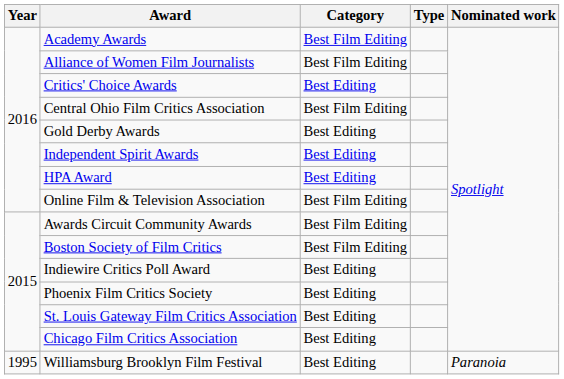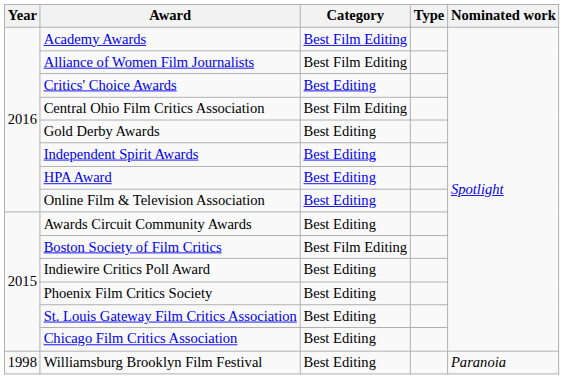(355, 200) Best Film Editing -> (340, 200) Best Editing
(355, 223) Best Film Editing -> (340, 223) Best Editing
(22, 362) 1995 -> (22, 362) 1998
